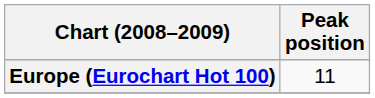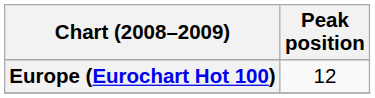(325, 76) 11 -> (325, 76) 12
